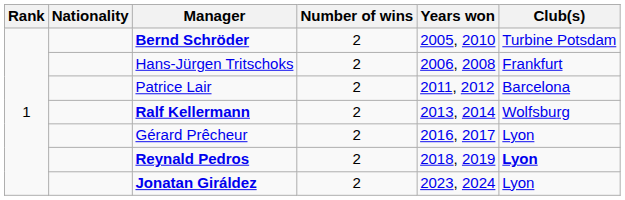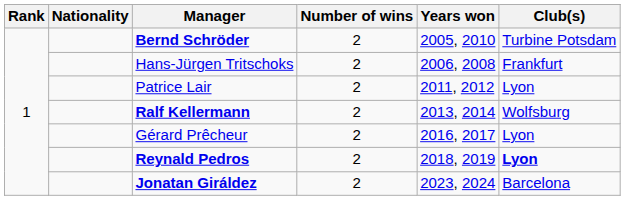(536, 87) Barcelona -> (518, 87) Lyon
(518, 183) Lyon -> (536, 183) Barcelona
